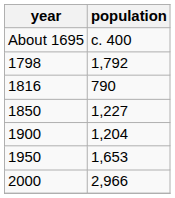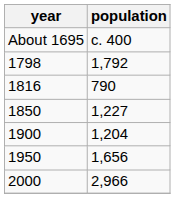(110, 157) 1,653 -> (110, 157) 1,656
